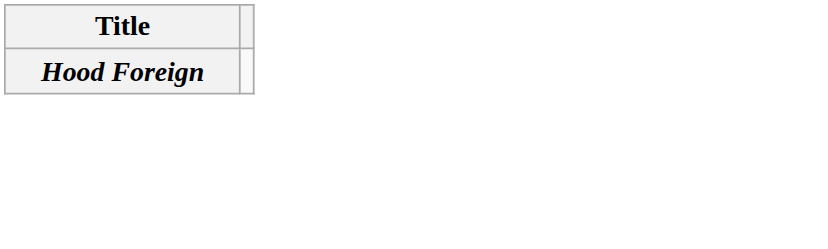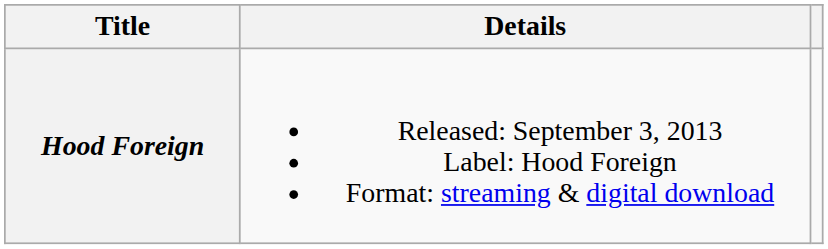+ column: (525, 26)
